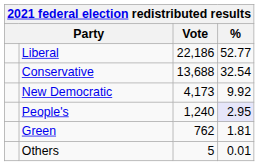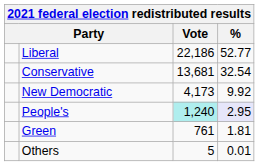(196, 72) 13,688 -> (196, 72) 13,681
(199, 111) no background -> (199, 111) paleturquoise background
(204, 131) 762 -> (204, 131) 761
